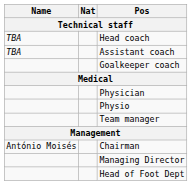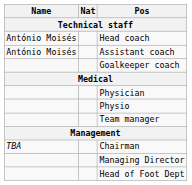(14, 38) TBA -> (41, 38) António Moisés
(14, 52) TBA -> (41, 52) António Moisés
(41, 147) António Moisés -> (14, 147) TBA
